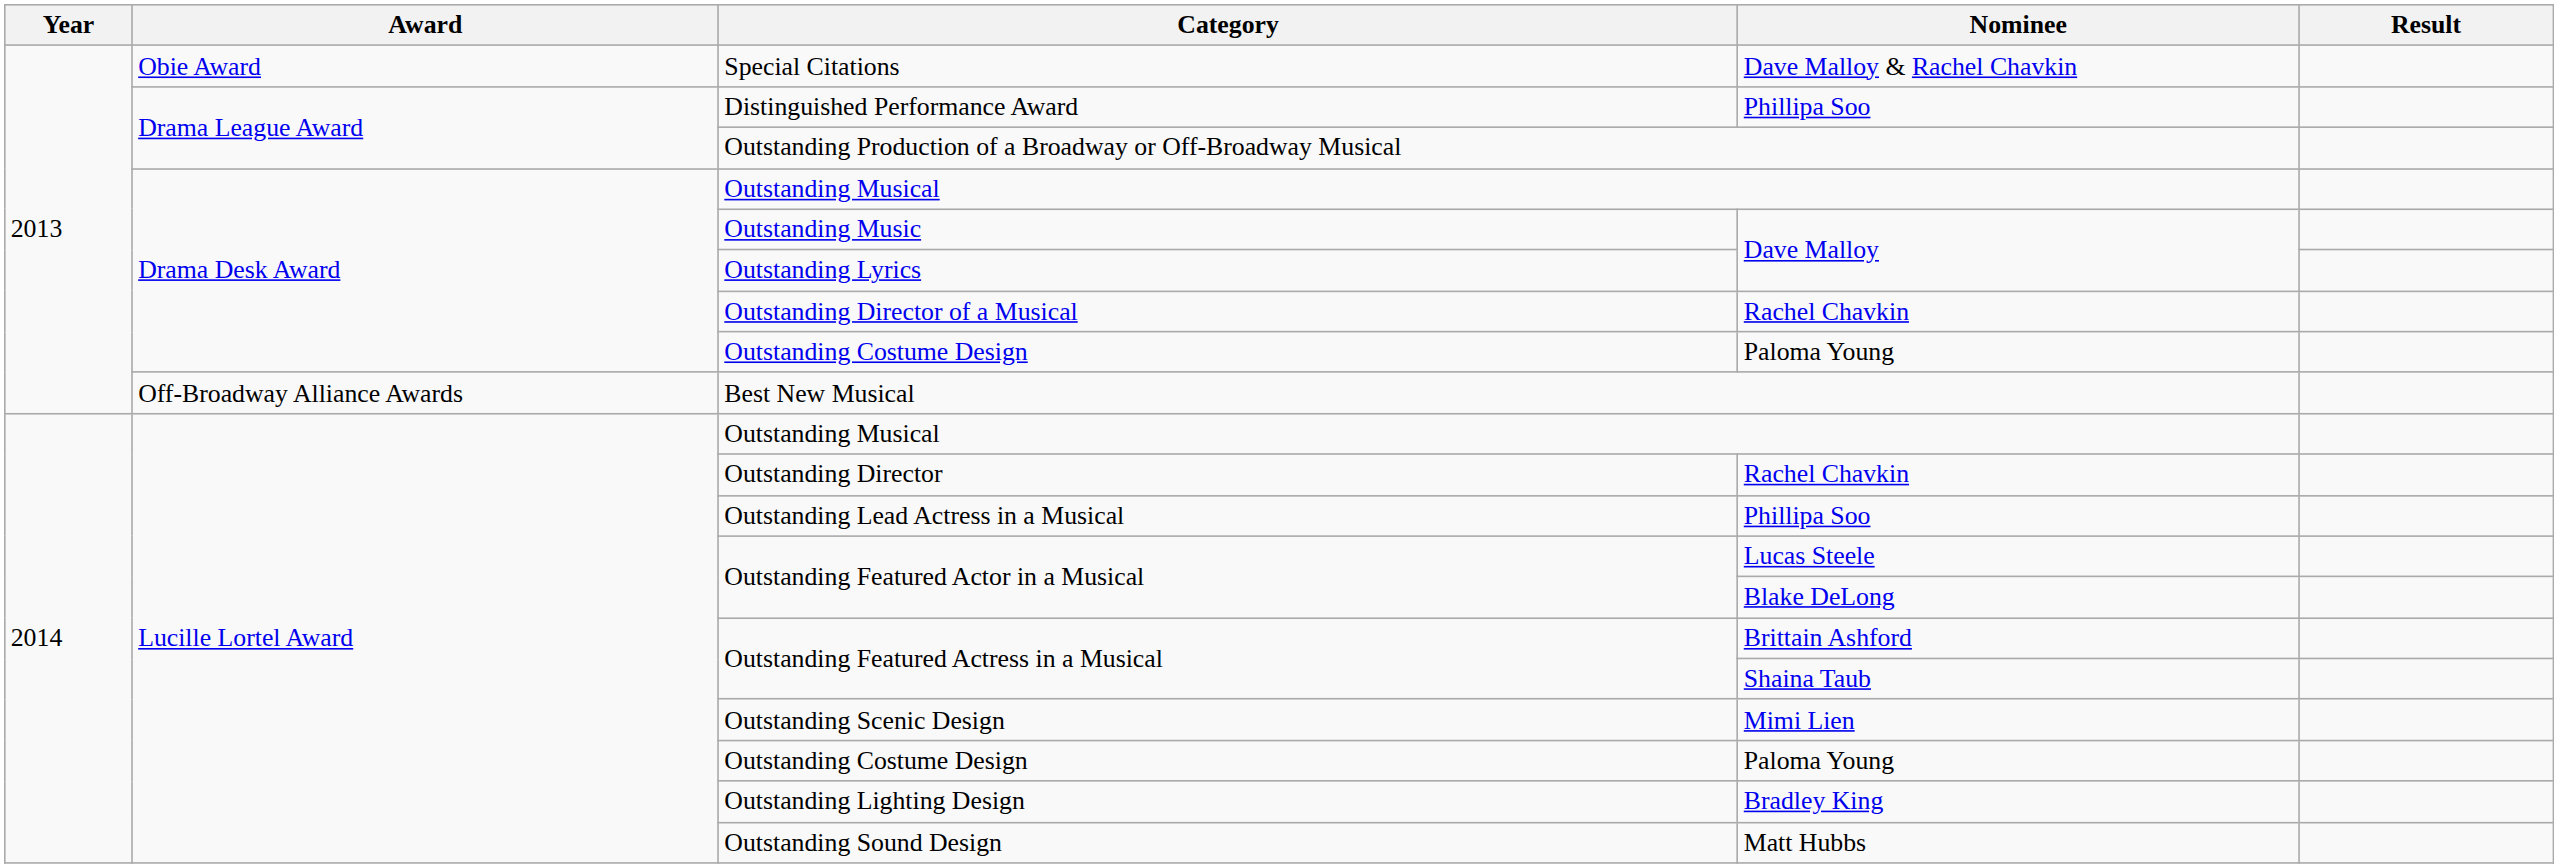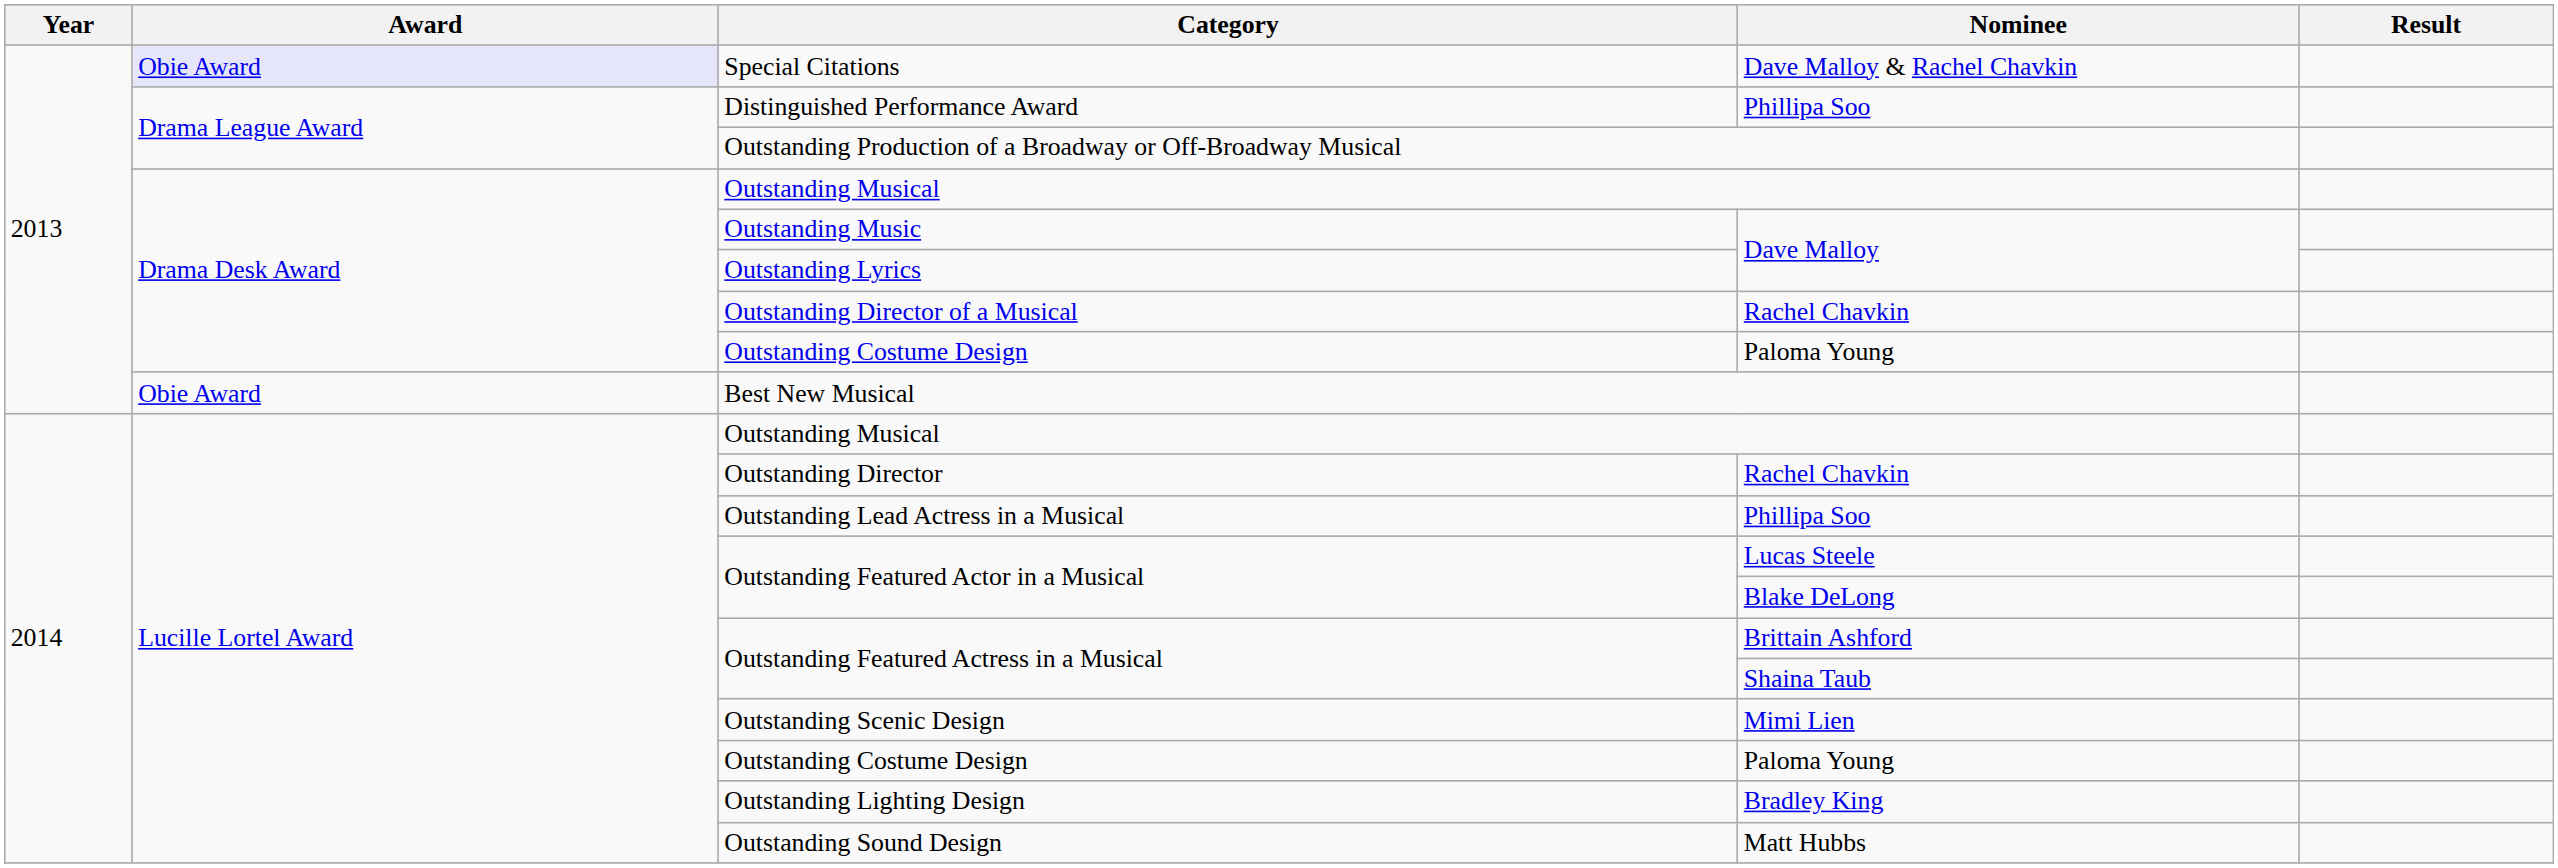(200, 65) no background -> (200, 65) lavender background
(301, 392) Off-Broadway Alliance Awards -> (200, 392) Obie Award
